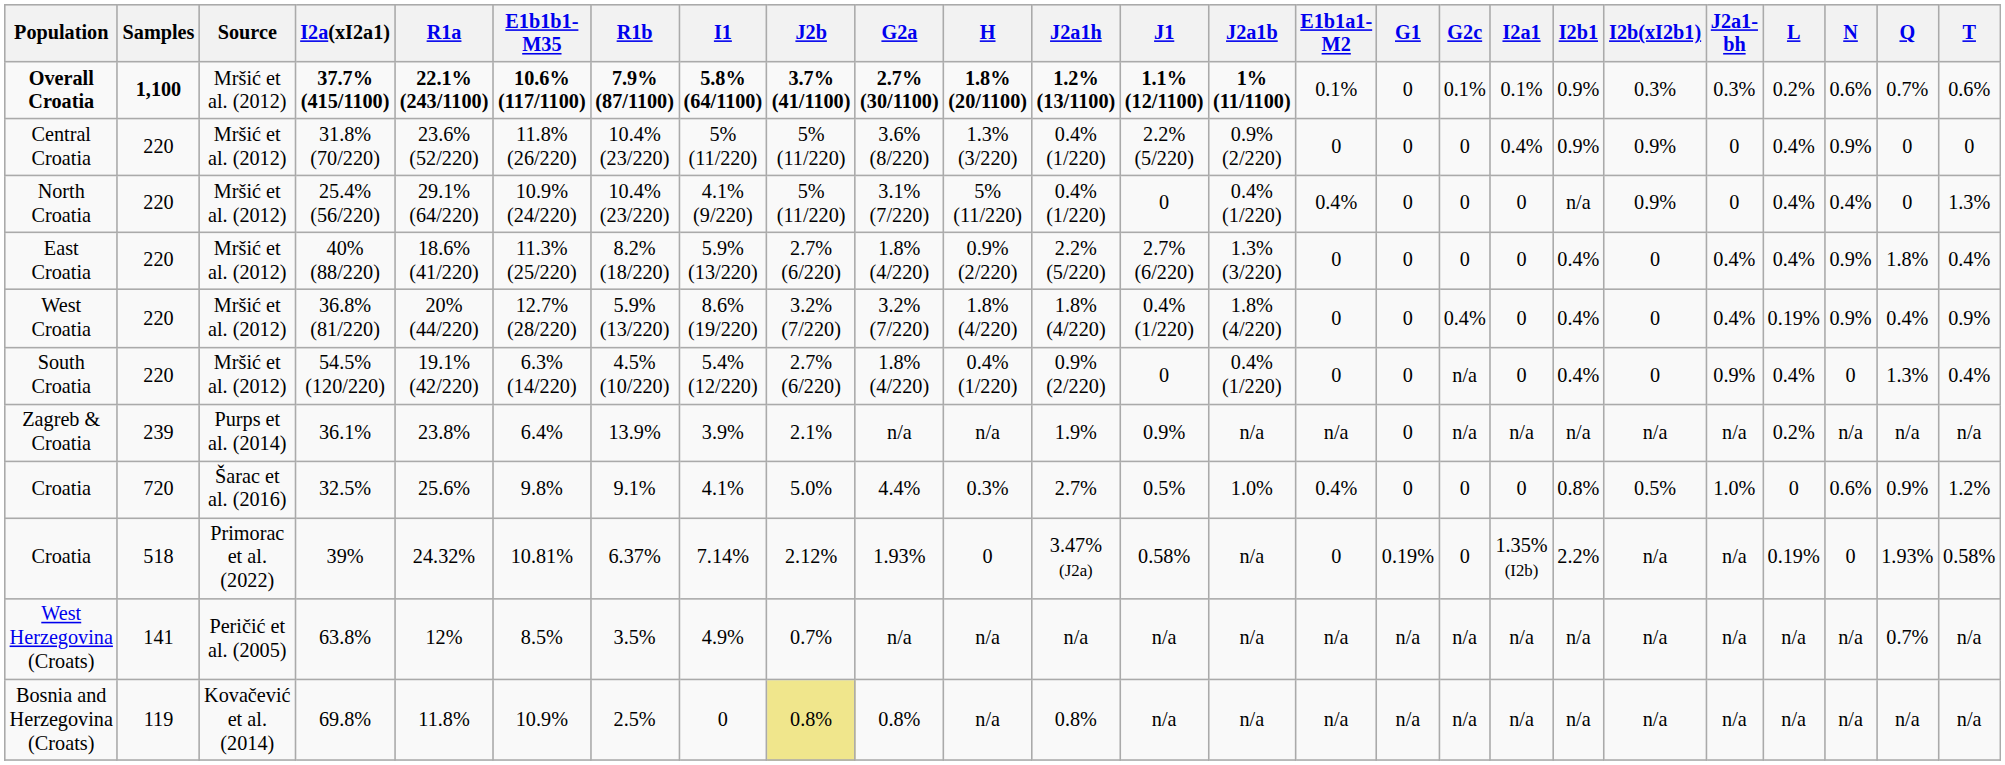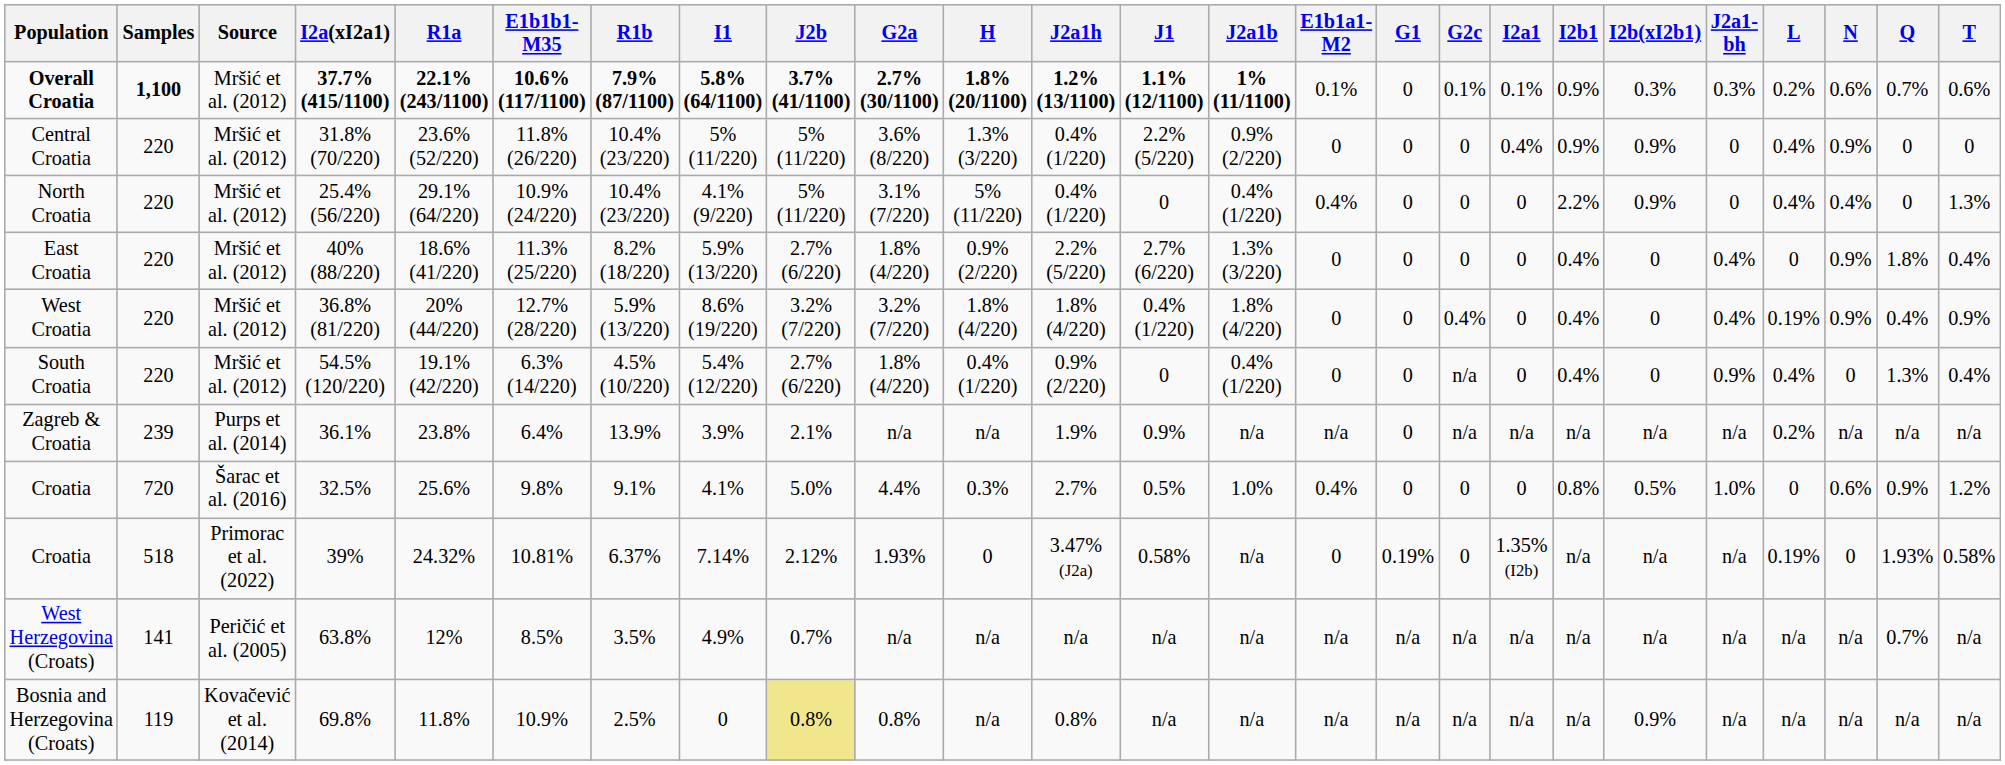(1578, 203) n/a -> (1578, 203) 2.2%
(1794, 260) 0.4% -> (1794, 260) 0
(1578, 557) 2.2% -> (1578, 557) n/a
(1655, 719) n/a -> (1655, 719) 0.9%
